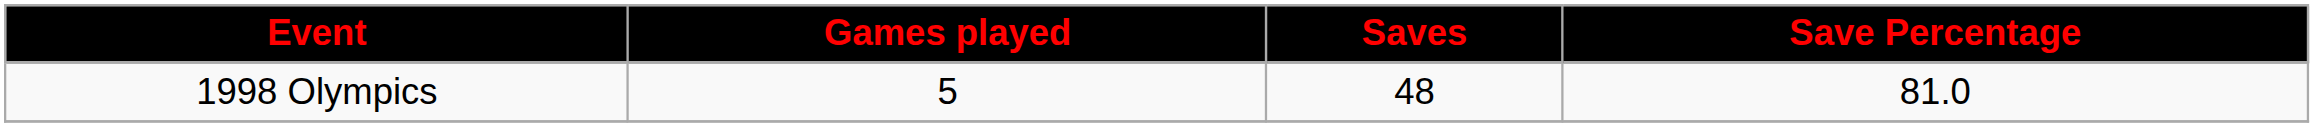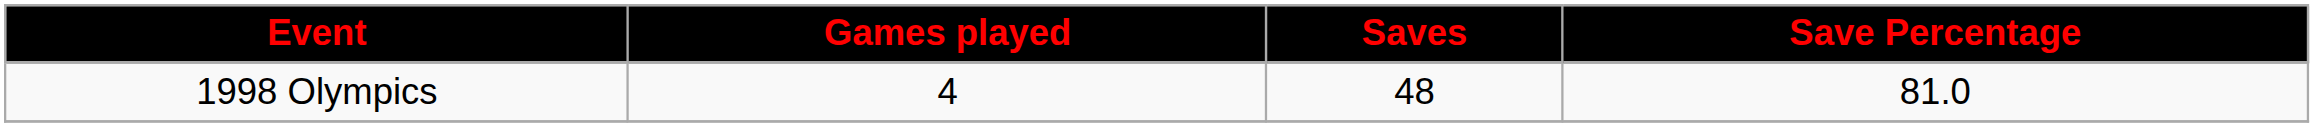(948, 91) 5 -> (948, 91) 4
